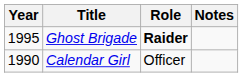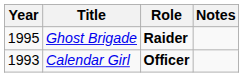(24, 60) 1990 -> (24, 60) 1993
(164, 60) normal -> (167, 60) bold
